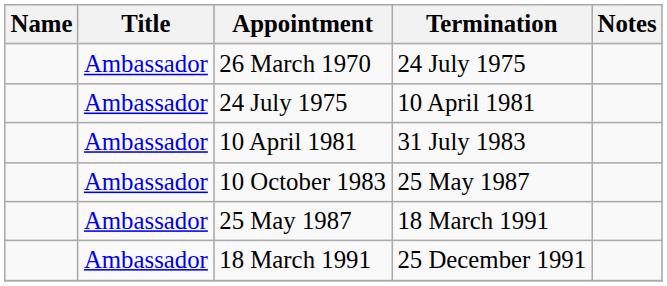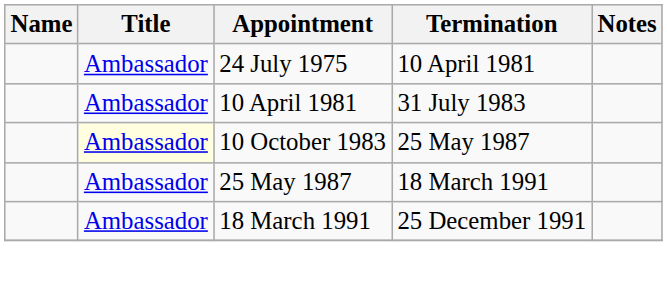- row: (295, 63)
(146, 181) no background -> (146, 142) lightyellow background
